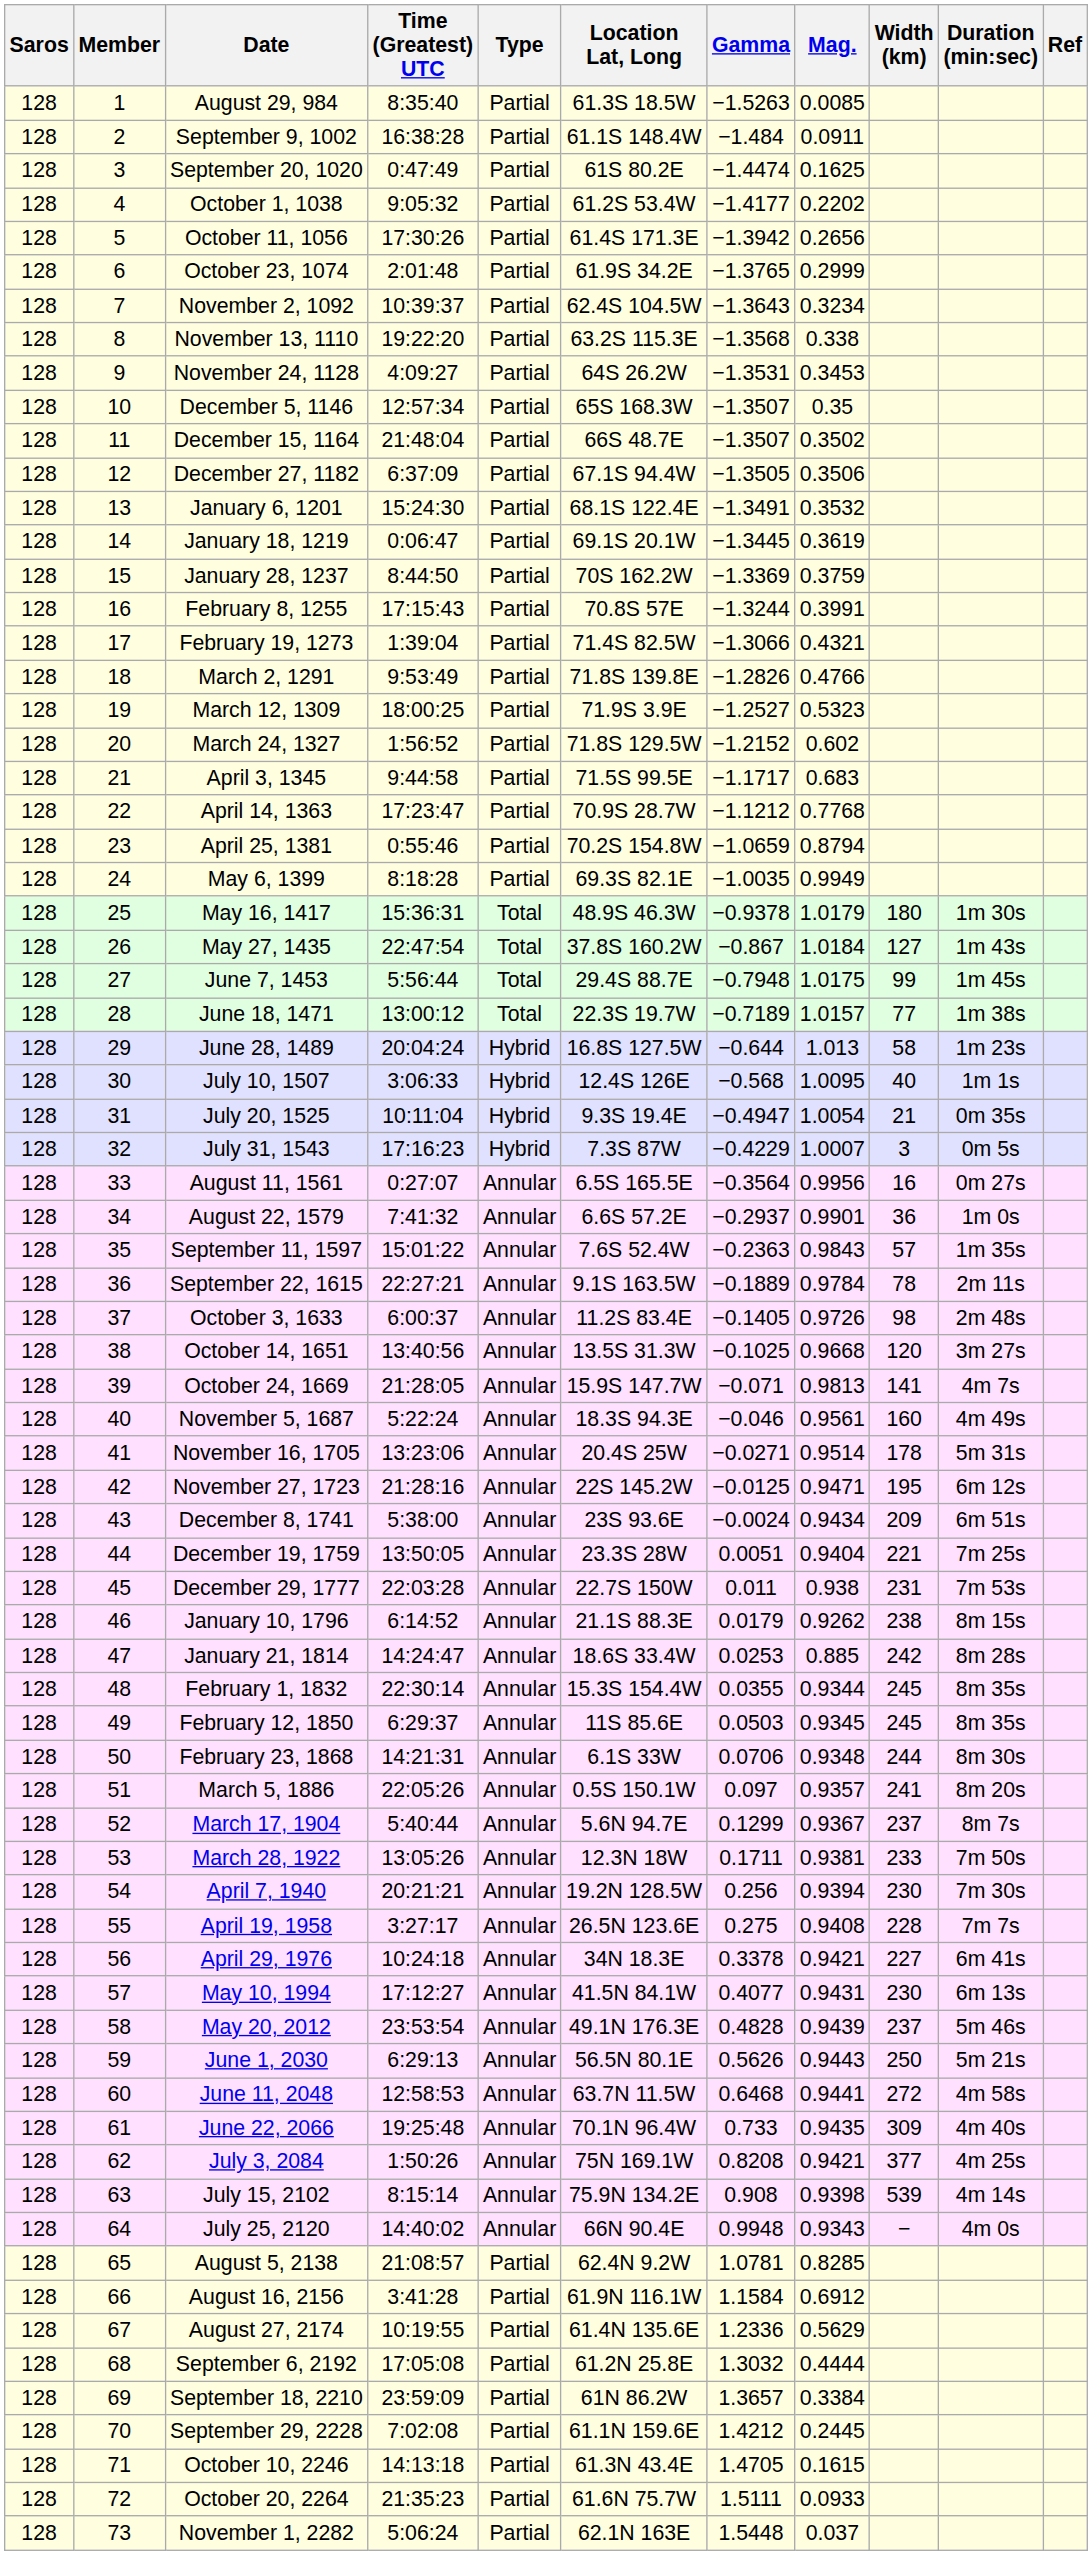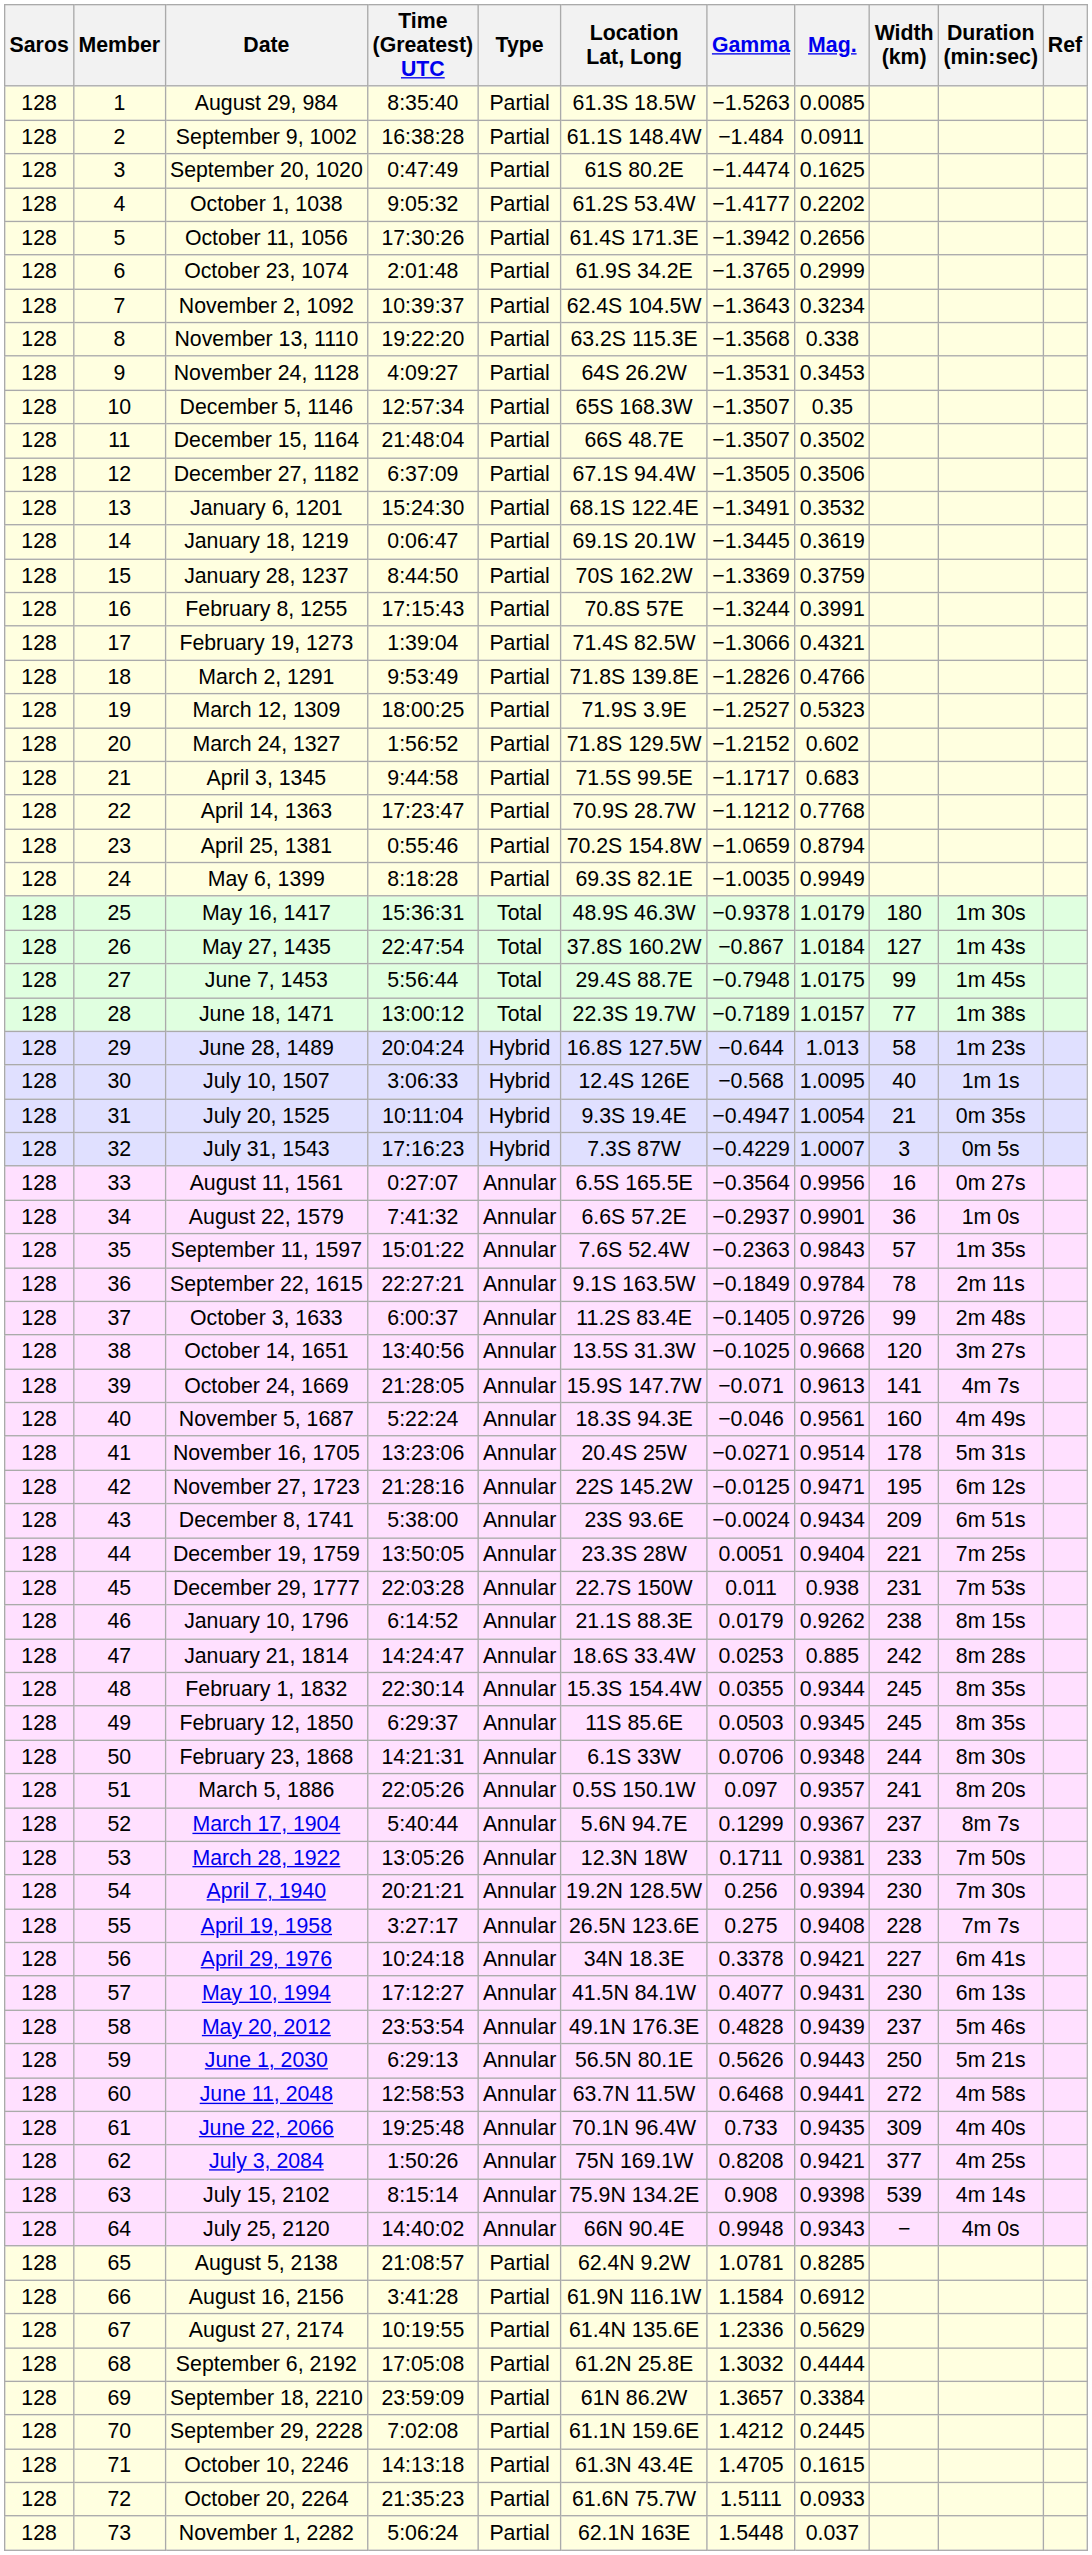(751, 1284) −0.1889 -> (751, 1284) −0.1849
(904, 1317) 98 -> (904, 1317) 99
(832, 1385) 0.9813 -> (832, 1385) 0.9613
